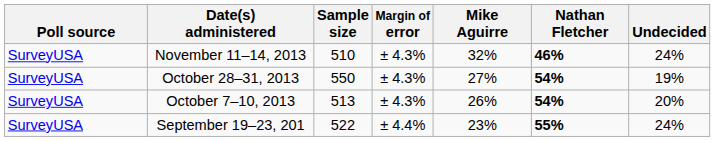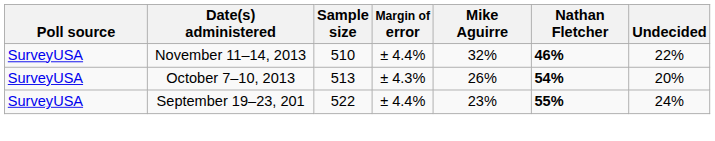(403, 55) ± 4.3% -> (403, 55) ± 4.4%
(669, 55) 24% -> (669, 55) 22%
- row: (231, 78)
